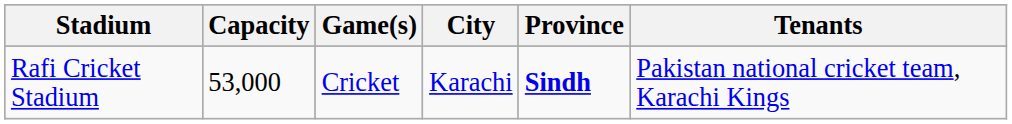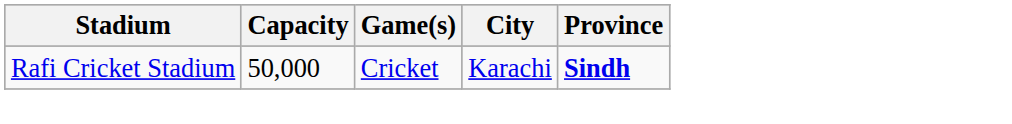- column: (818, 25)
(245, 82) 53,000 -> (284, 67) 50,000
